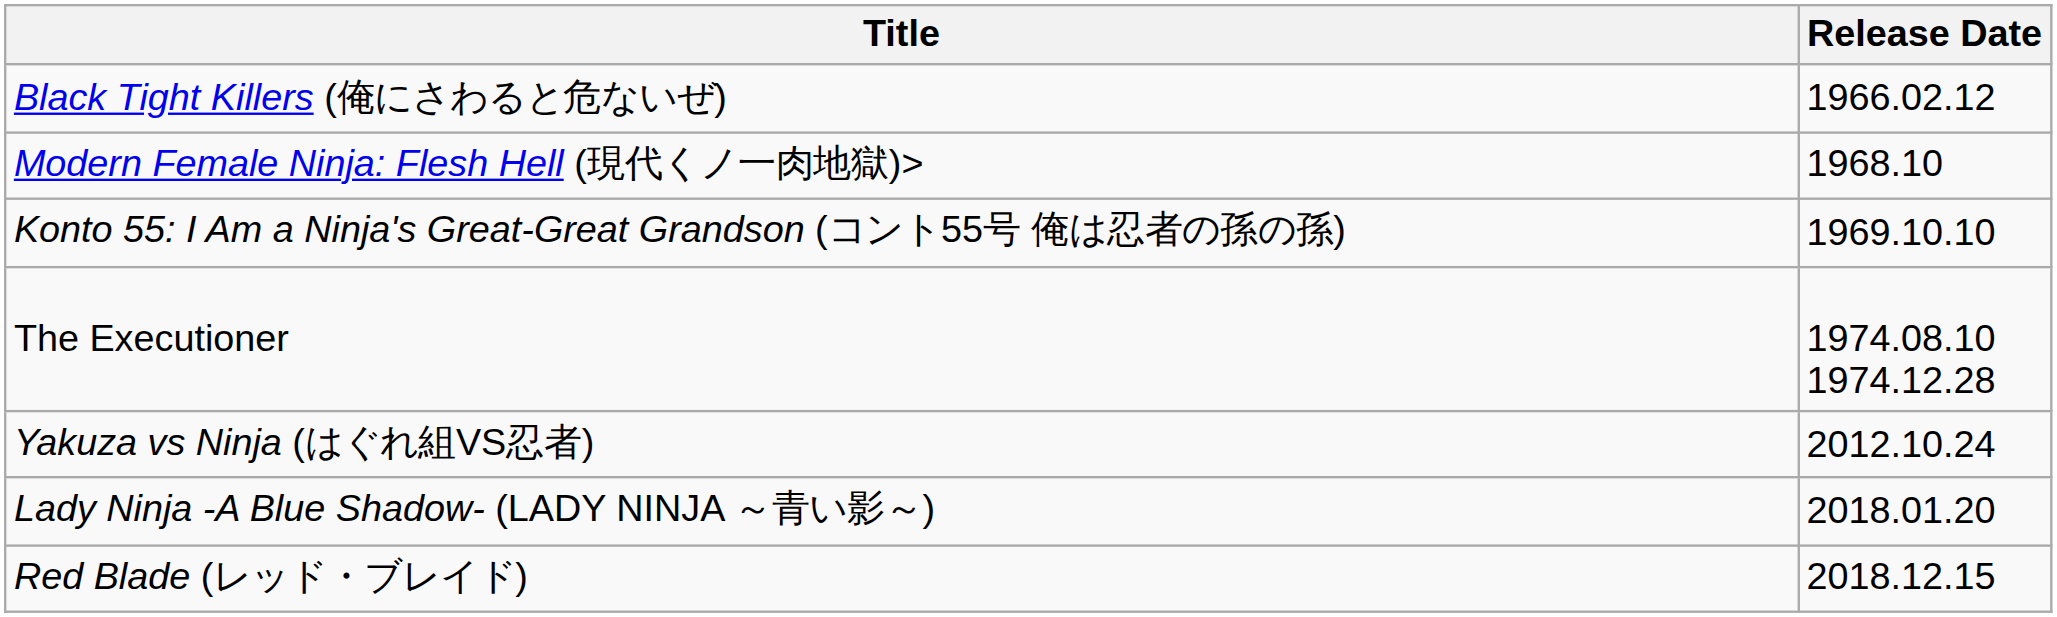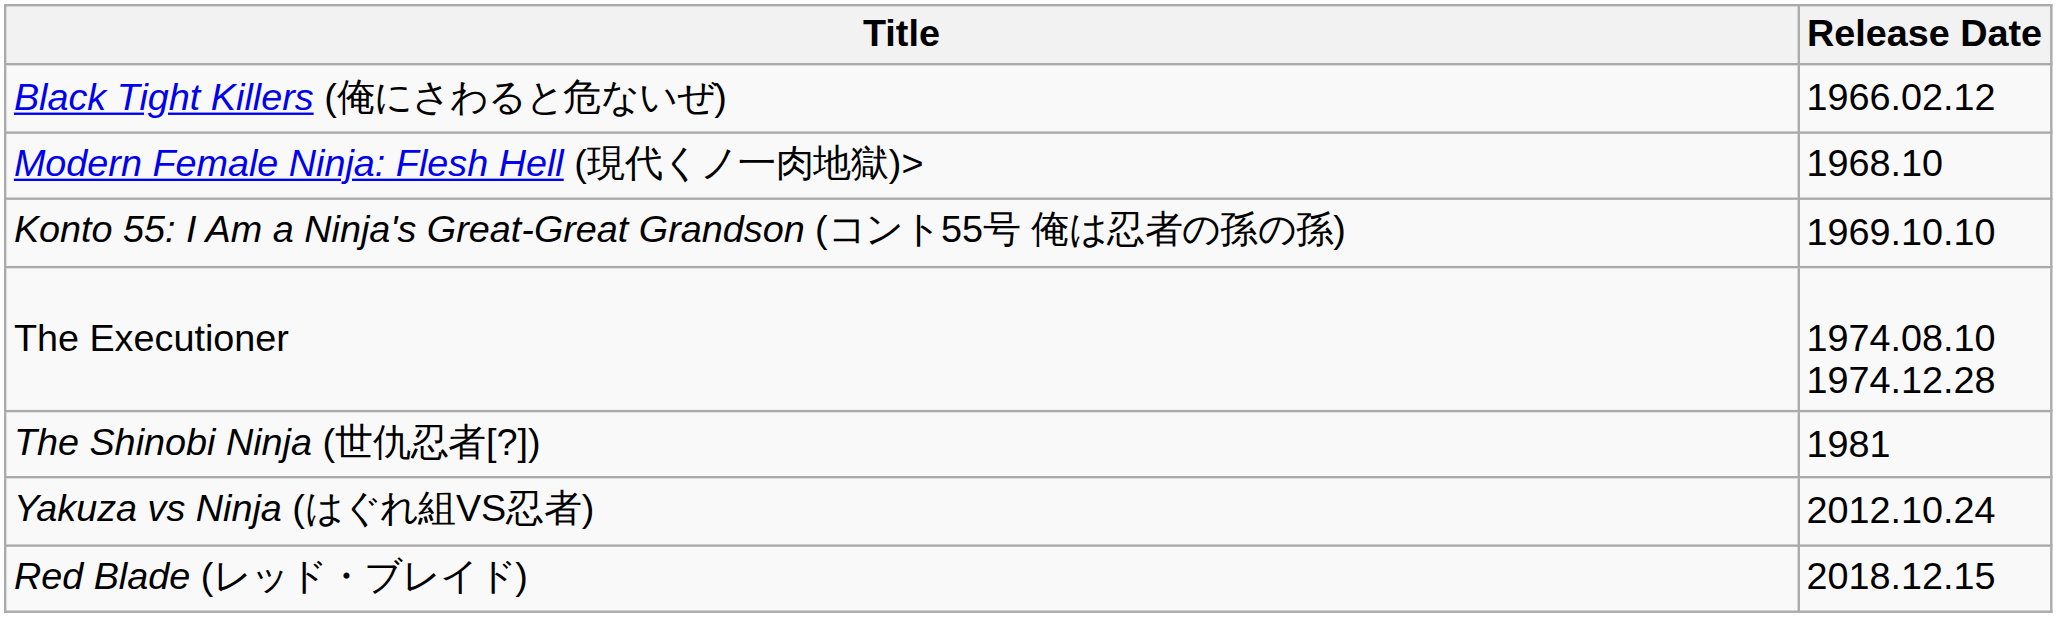+ row: (277, 442)
- row: (475, 509)
